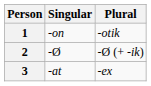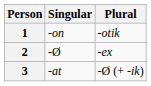(121, 52) -Ø (+ -ik) -> (105, 52) -ex
(105, 71) -ex -> (121, 71) -Ø (+ -ik)
